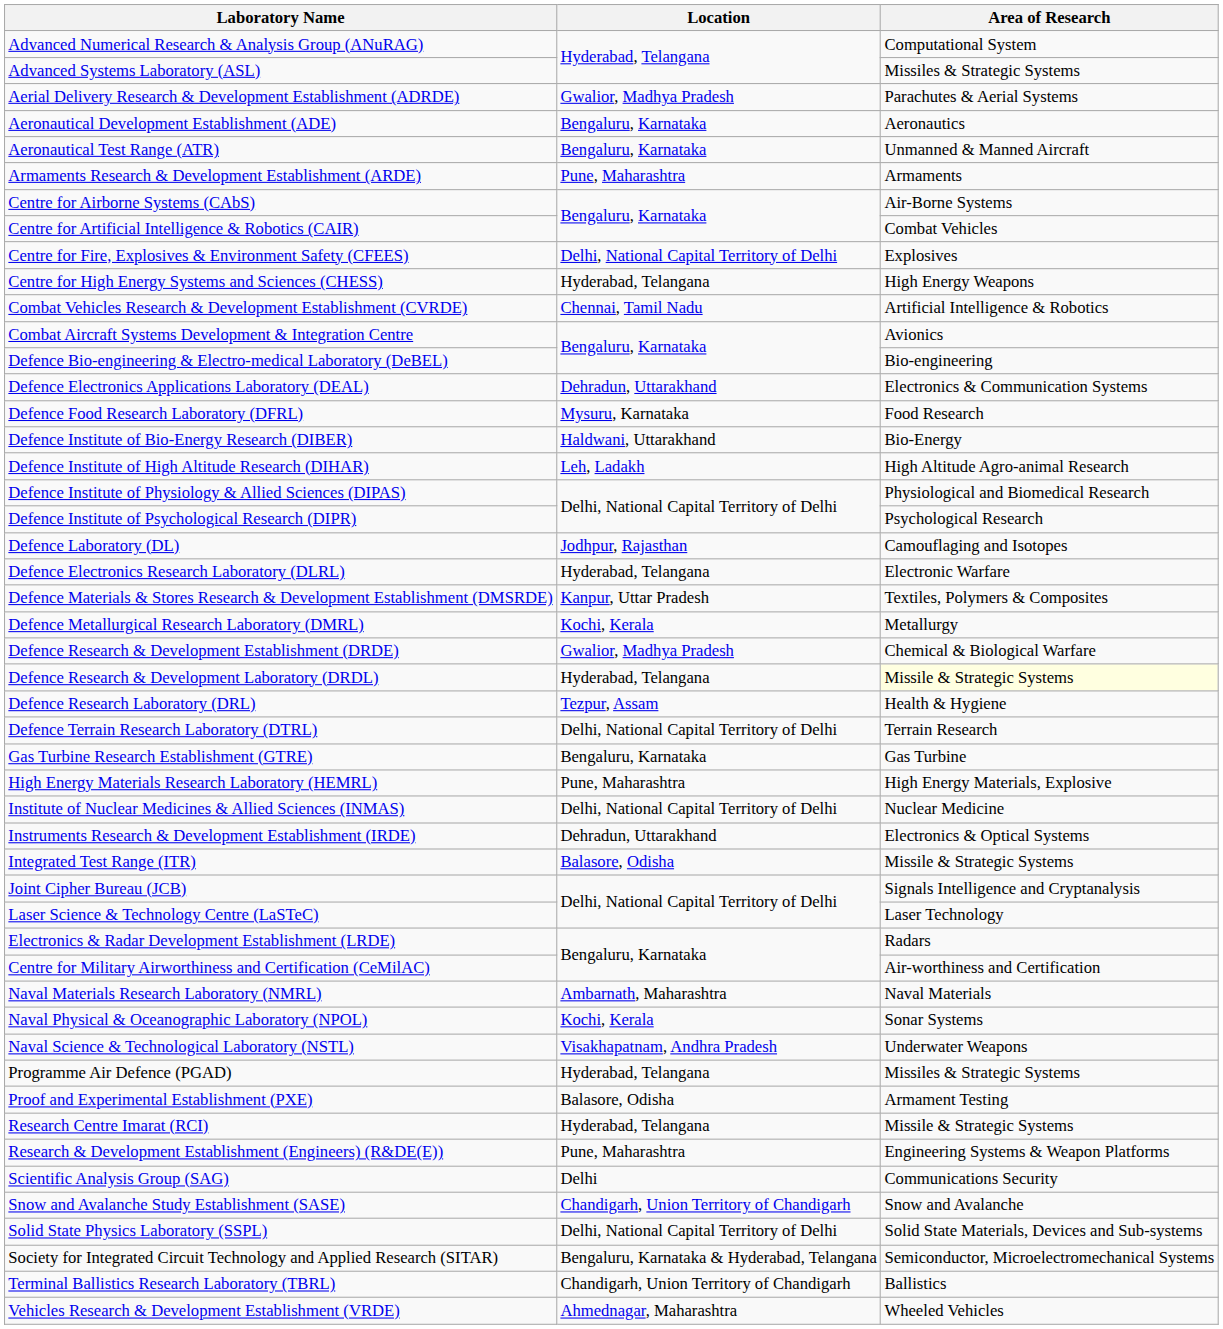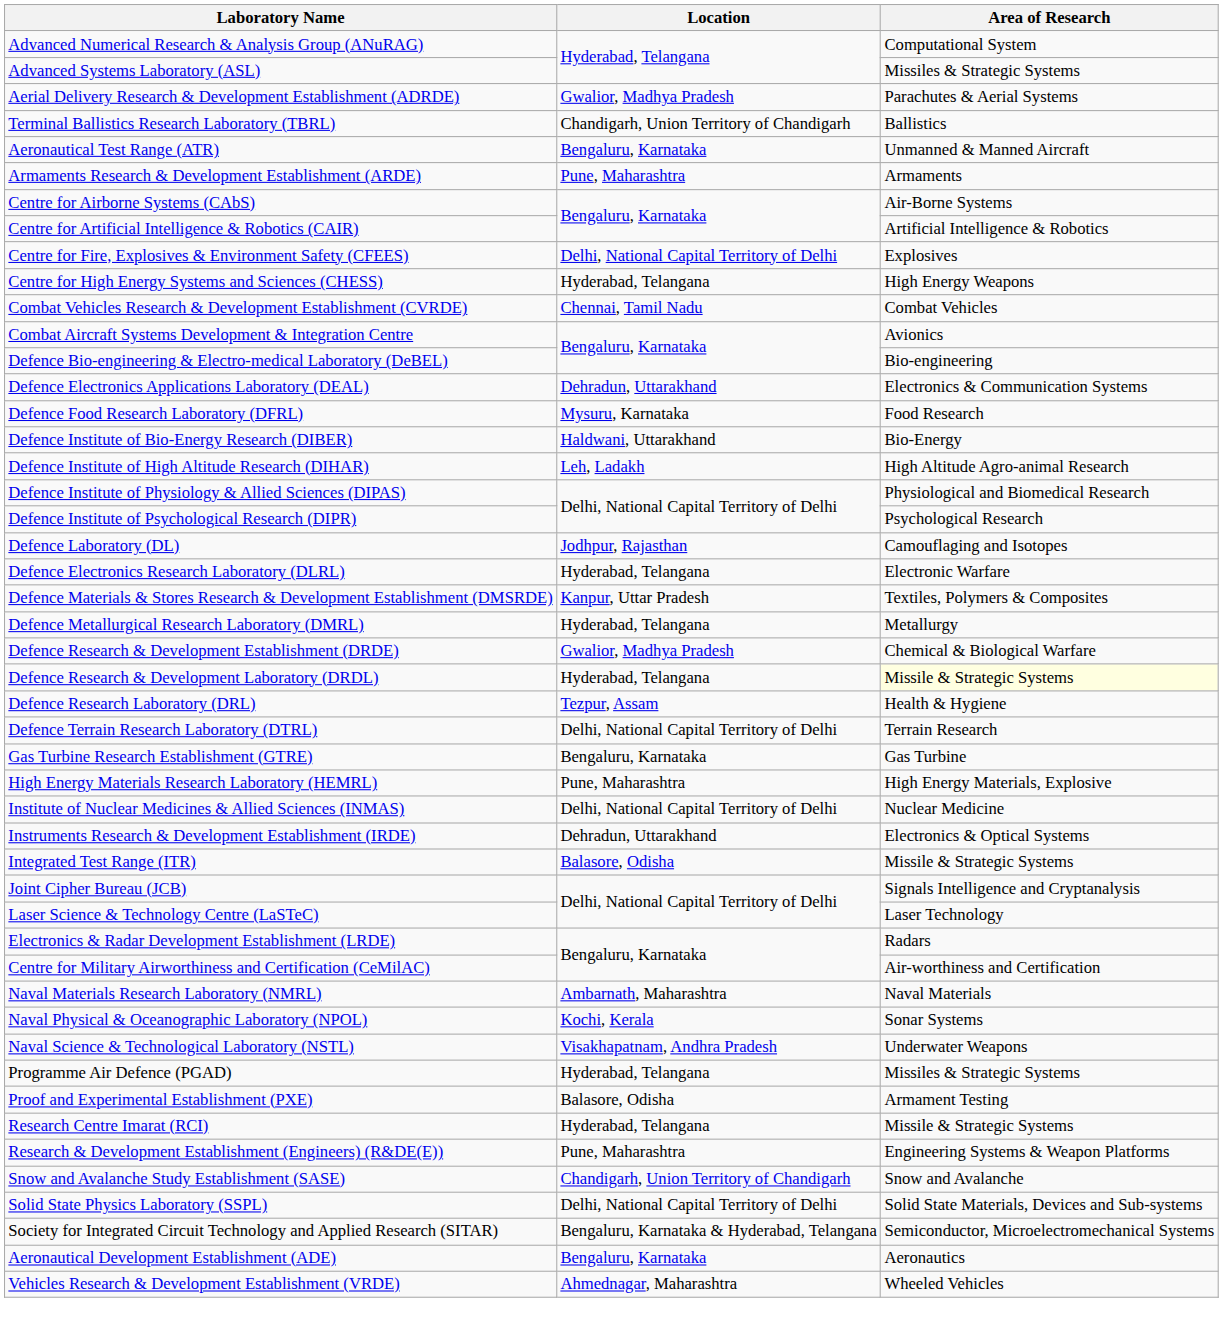rows swapped: (172, 123) <-> (172, 1284)
(941, 228) Combat Vehicles -> (997, 228) Artificial Intelligence & Robotics
(997, 307) Artificial Intelligence & Robotics -> (941, 307) Combat Vehicles
(607, 624) Kochi, Kerala -> (635, 624) Hyderabad, Telangana
- row: (119, 1178)
